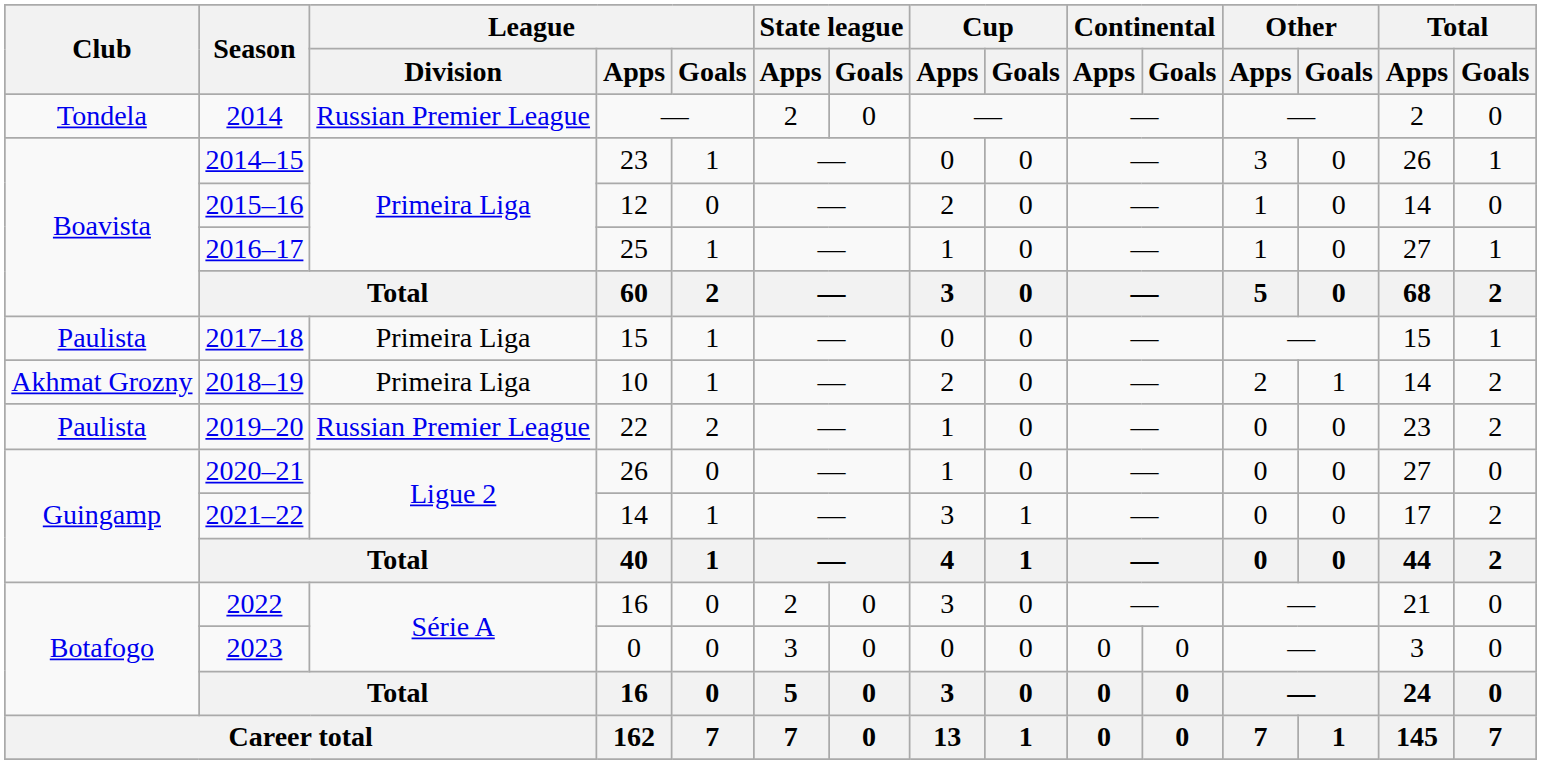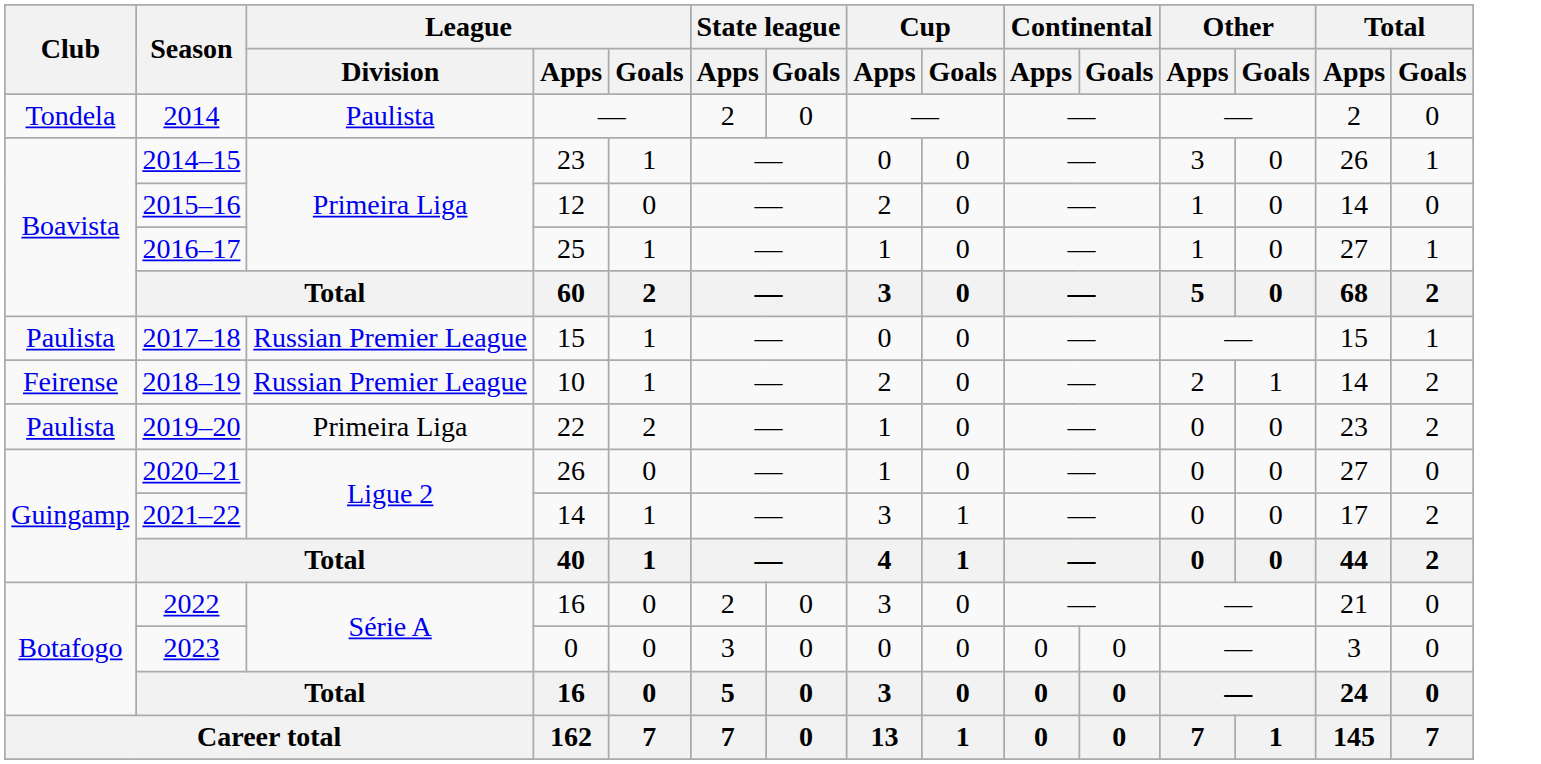(453, 115) Russian Premier League -> (390, 115) Paulista
(453, 337) Primeira Liga -> (390, 337) Russian Premier League
(102, 381) Akhmat Grozny -> (70, 381) Feirense
(453, 381) Primeira Liga -> (390, 381) Russian Premier League
(453, 426) Russian Premier League -> (390, 426) Primeira Liga
